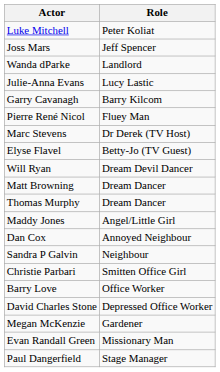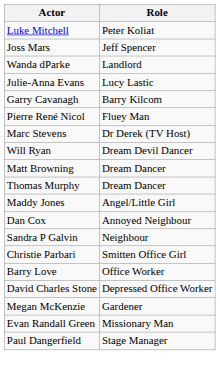- row: (34, 151)
